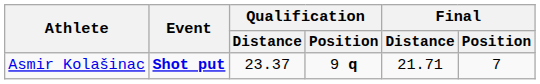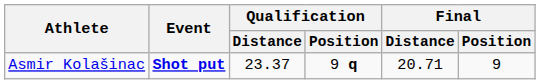(420, 65) 21.71 -> (420, 65) 20.71
(497, 65) 7 -> (497, 65) 9
